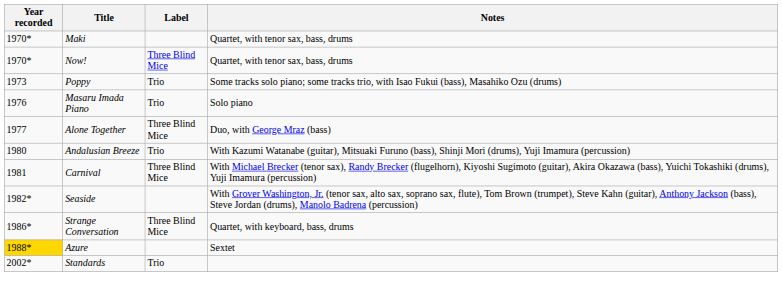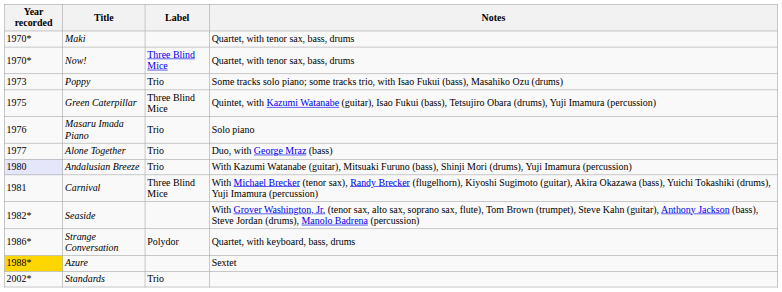+ row: (101, 103)
(171, 130) Three Blind Mice -> (156, 151) Trio
(17, 151) no background -> (17, 167) lavender background
(171, 226) Three Blind Mice -> (163, 242) Polydor
